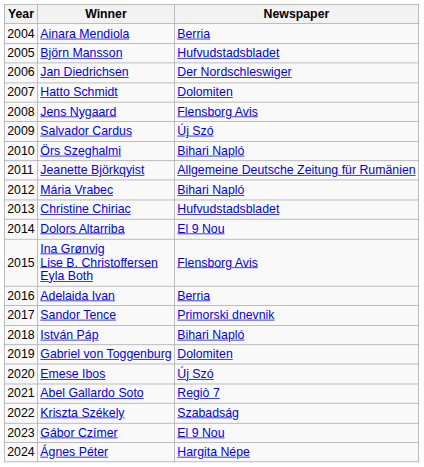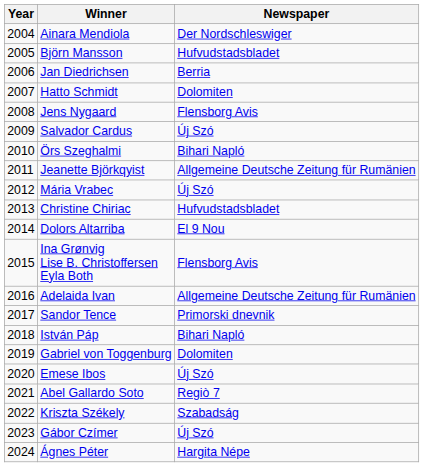(194, 33) Berria -> (234, 33) Der Nordschleswiger
(234, 72) Der Nordschleswiger -> (194, 72) Berria
(211, 190) Bihari Napló -> (195, 190) Új Szó
(194, 295) Berria -> (296, 295) Allgemeine Deutsche Zeitung für Rumänien
(201, 432) El 9 Nou -> (195, 432) Új Szó
